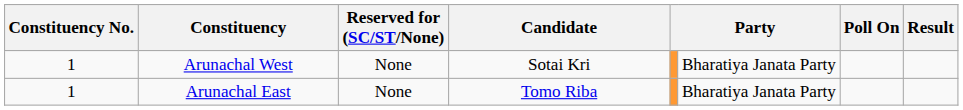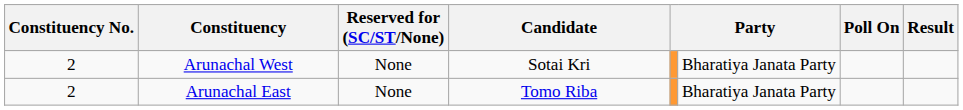(71, 64) 1 -> (71, 64) 2
(71, 91) 1 -> (71, 91) 2
